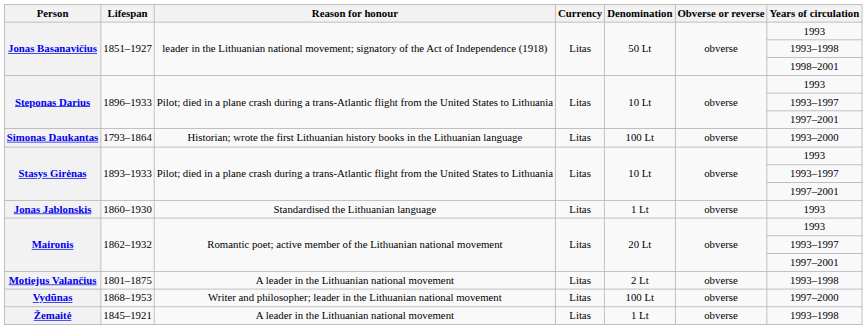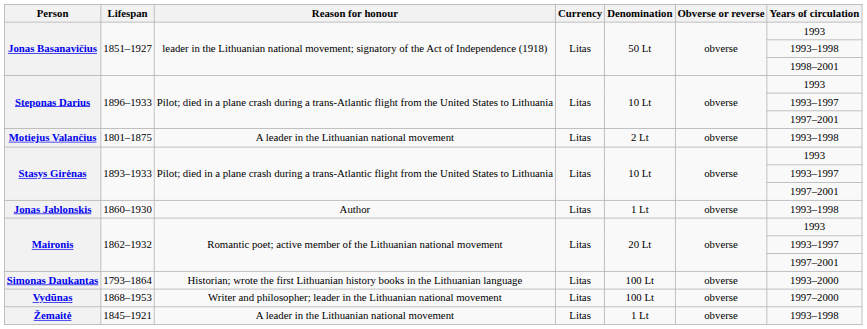rows swapped: (53, 138) <-> (53, 280)
(355, 209) Standardised the Lithuanian language -> (355, 209) Author
(814, 209) 1993 -> (814, 209) 1993–1998
